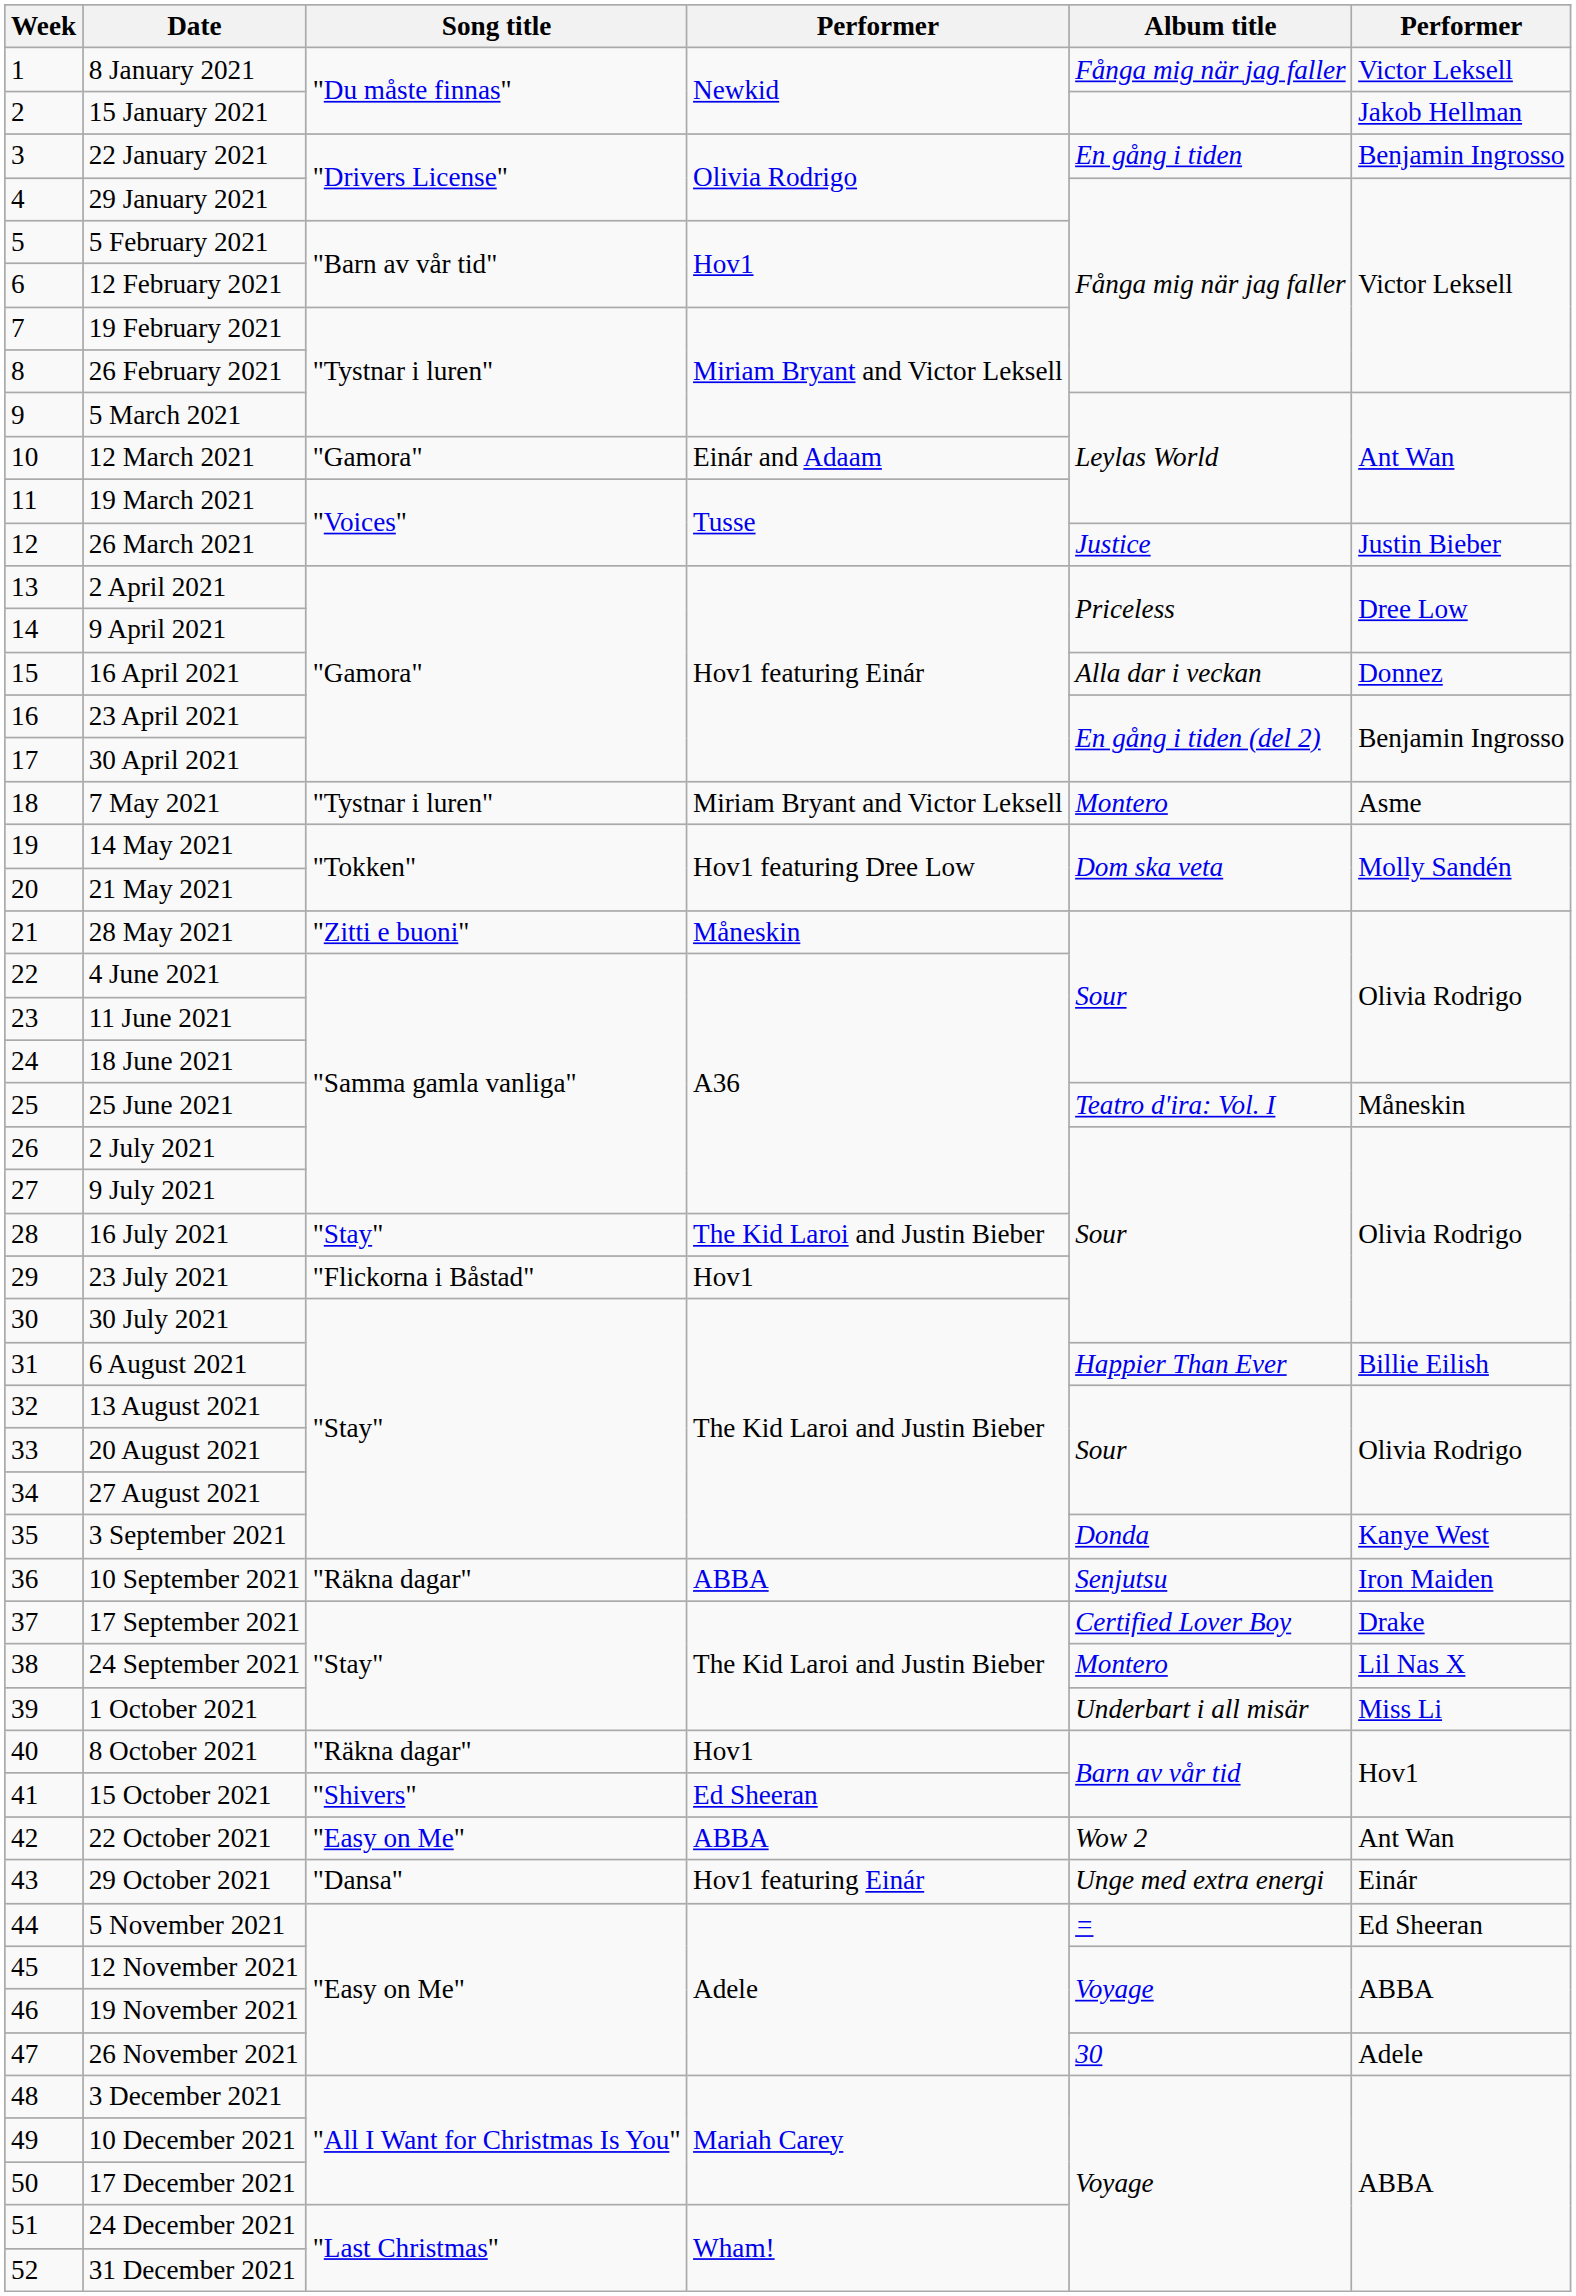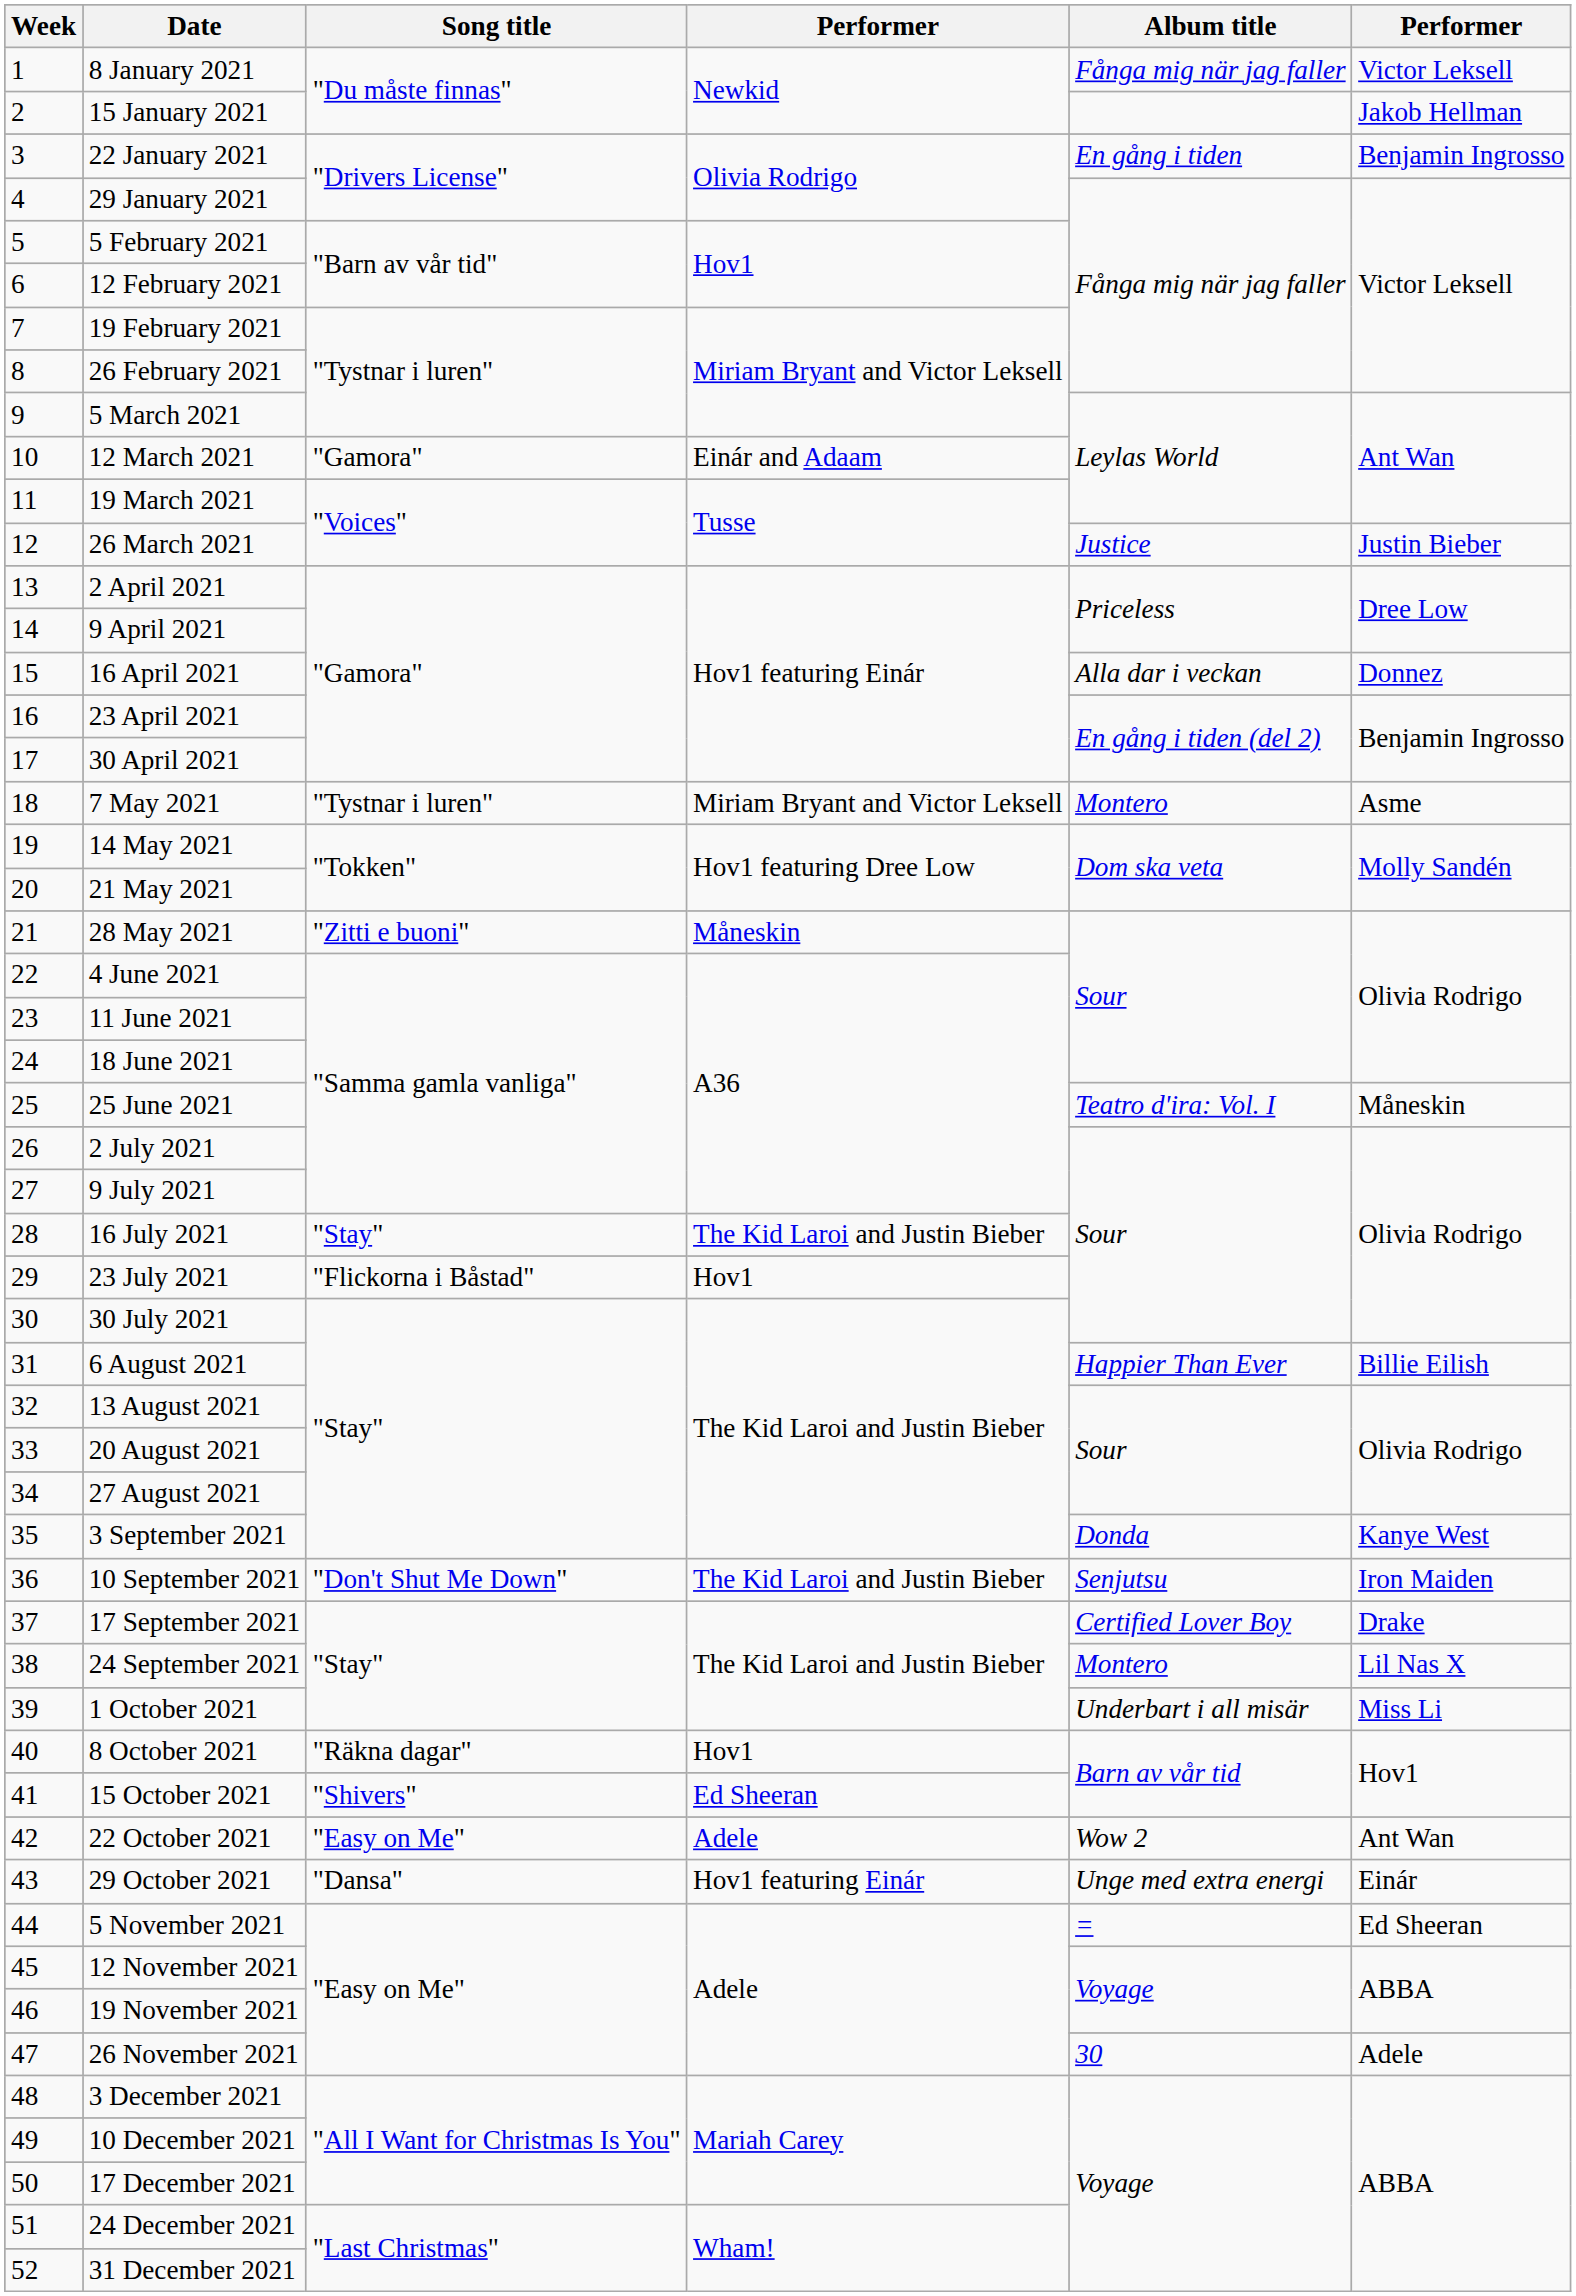(392, 1579) "Räkna dagar" -> (440, 1579) "Don't Shut Me Down"
(731, 1579) ABBA -> (869, 1579) The Kid Laroi and Justin Bieber
(731, 1837) ABBA -> (726, 1837) Adele
